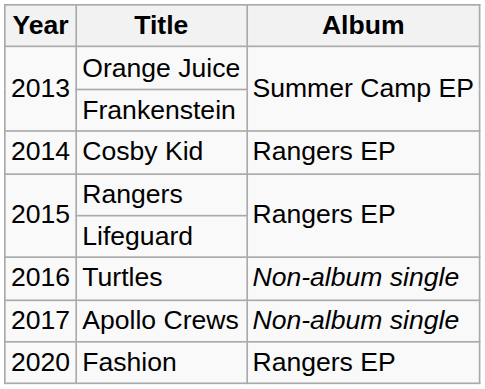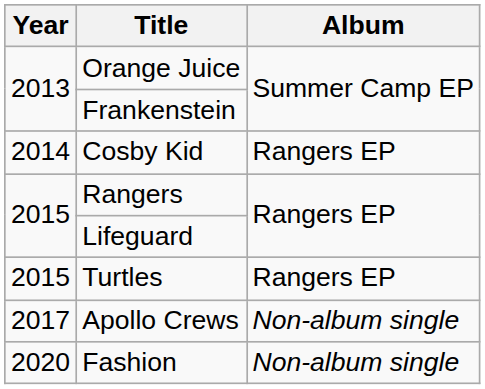(40, 278) 2016 -> (40, 278) 2015
(356, 278) Non-album single -> (324, 278) Rangers EP
(324, 362) Rangers EP -> (356, 362) Non-album single
